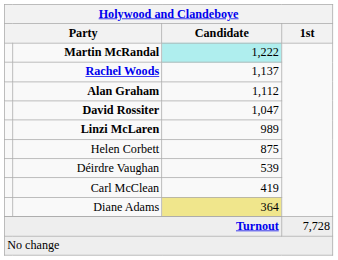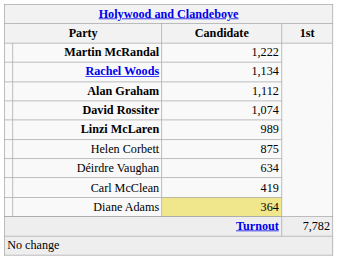(265, 52) paleturquoise background -> (265, 52) no background
(265, 71) 1,137 -> (265, 71) 1,134
(265, 110) 1,047 -> (265, 110) 1,074
(270, 168) 539 -> (270, 168) 634
(316, 226) 7,728 -> (316, 226) 7,782
